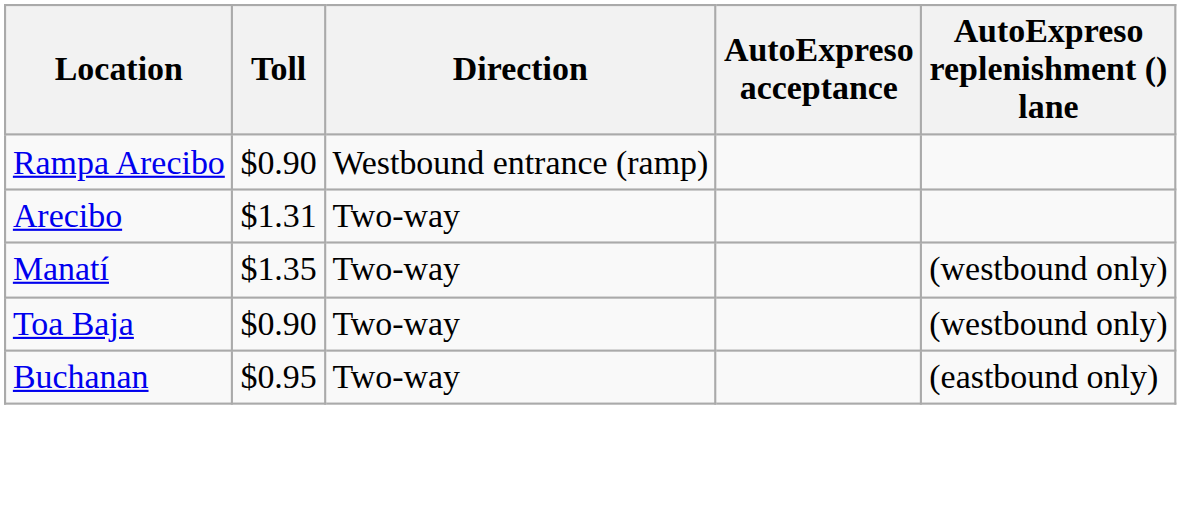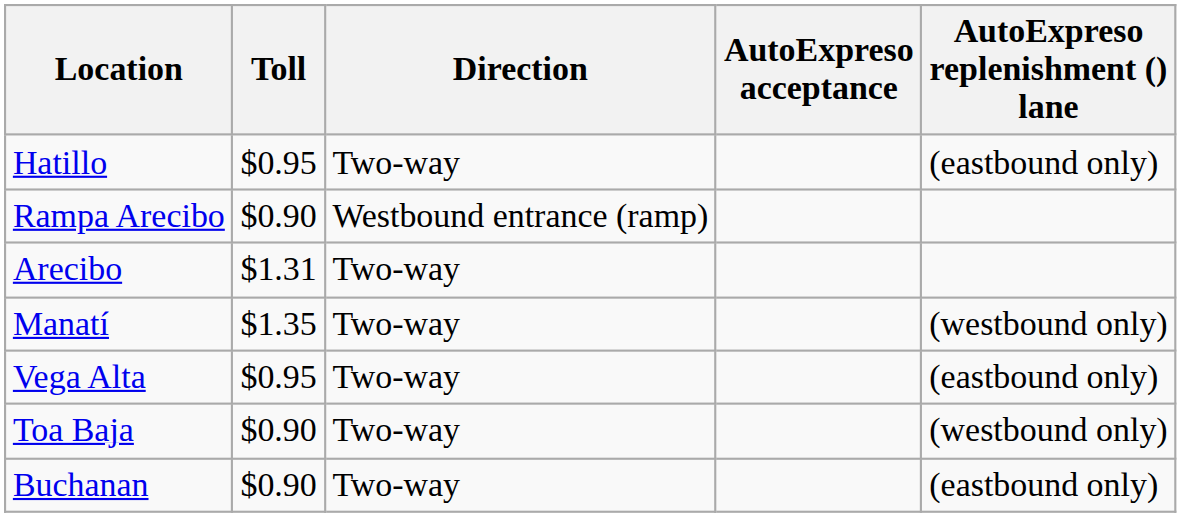+ row: (60, 161)
+ row: (79, 376)
(279, 376) $0.95 -> (279, 484) $0.90
